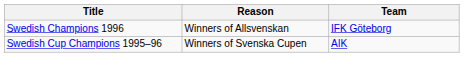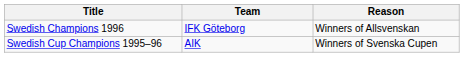columns swapped: (394, 12) <-> (255, 12)
